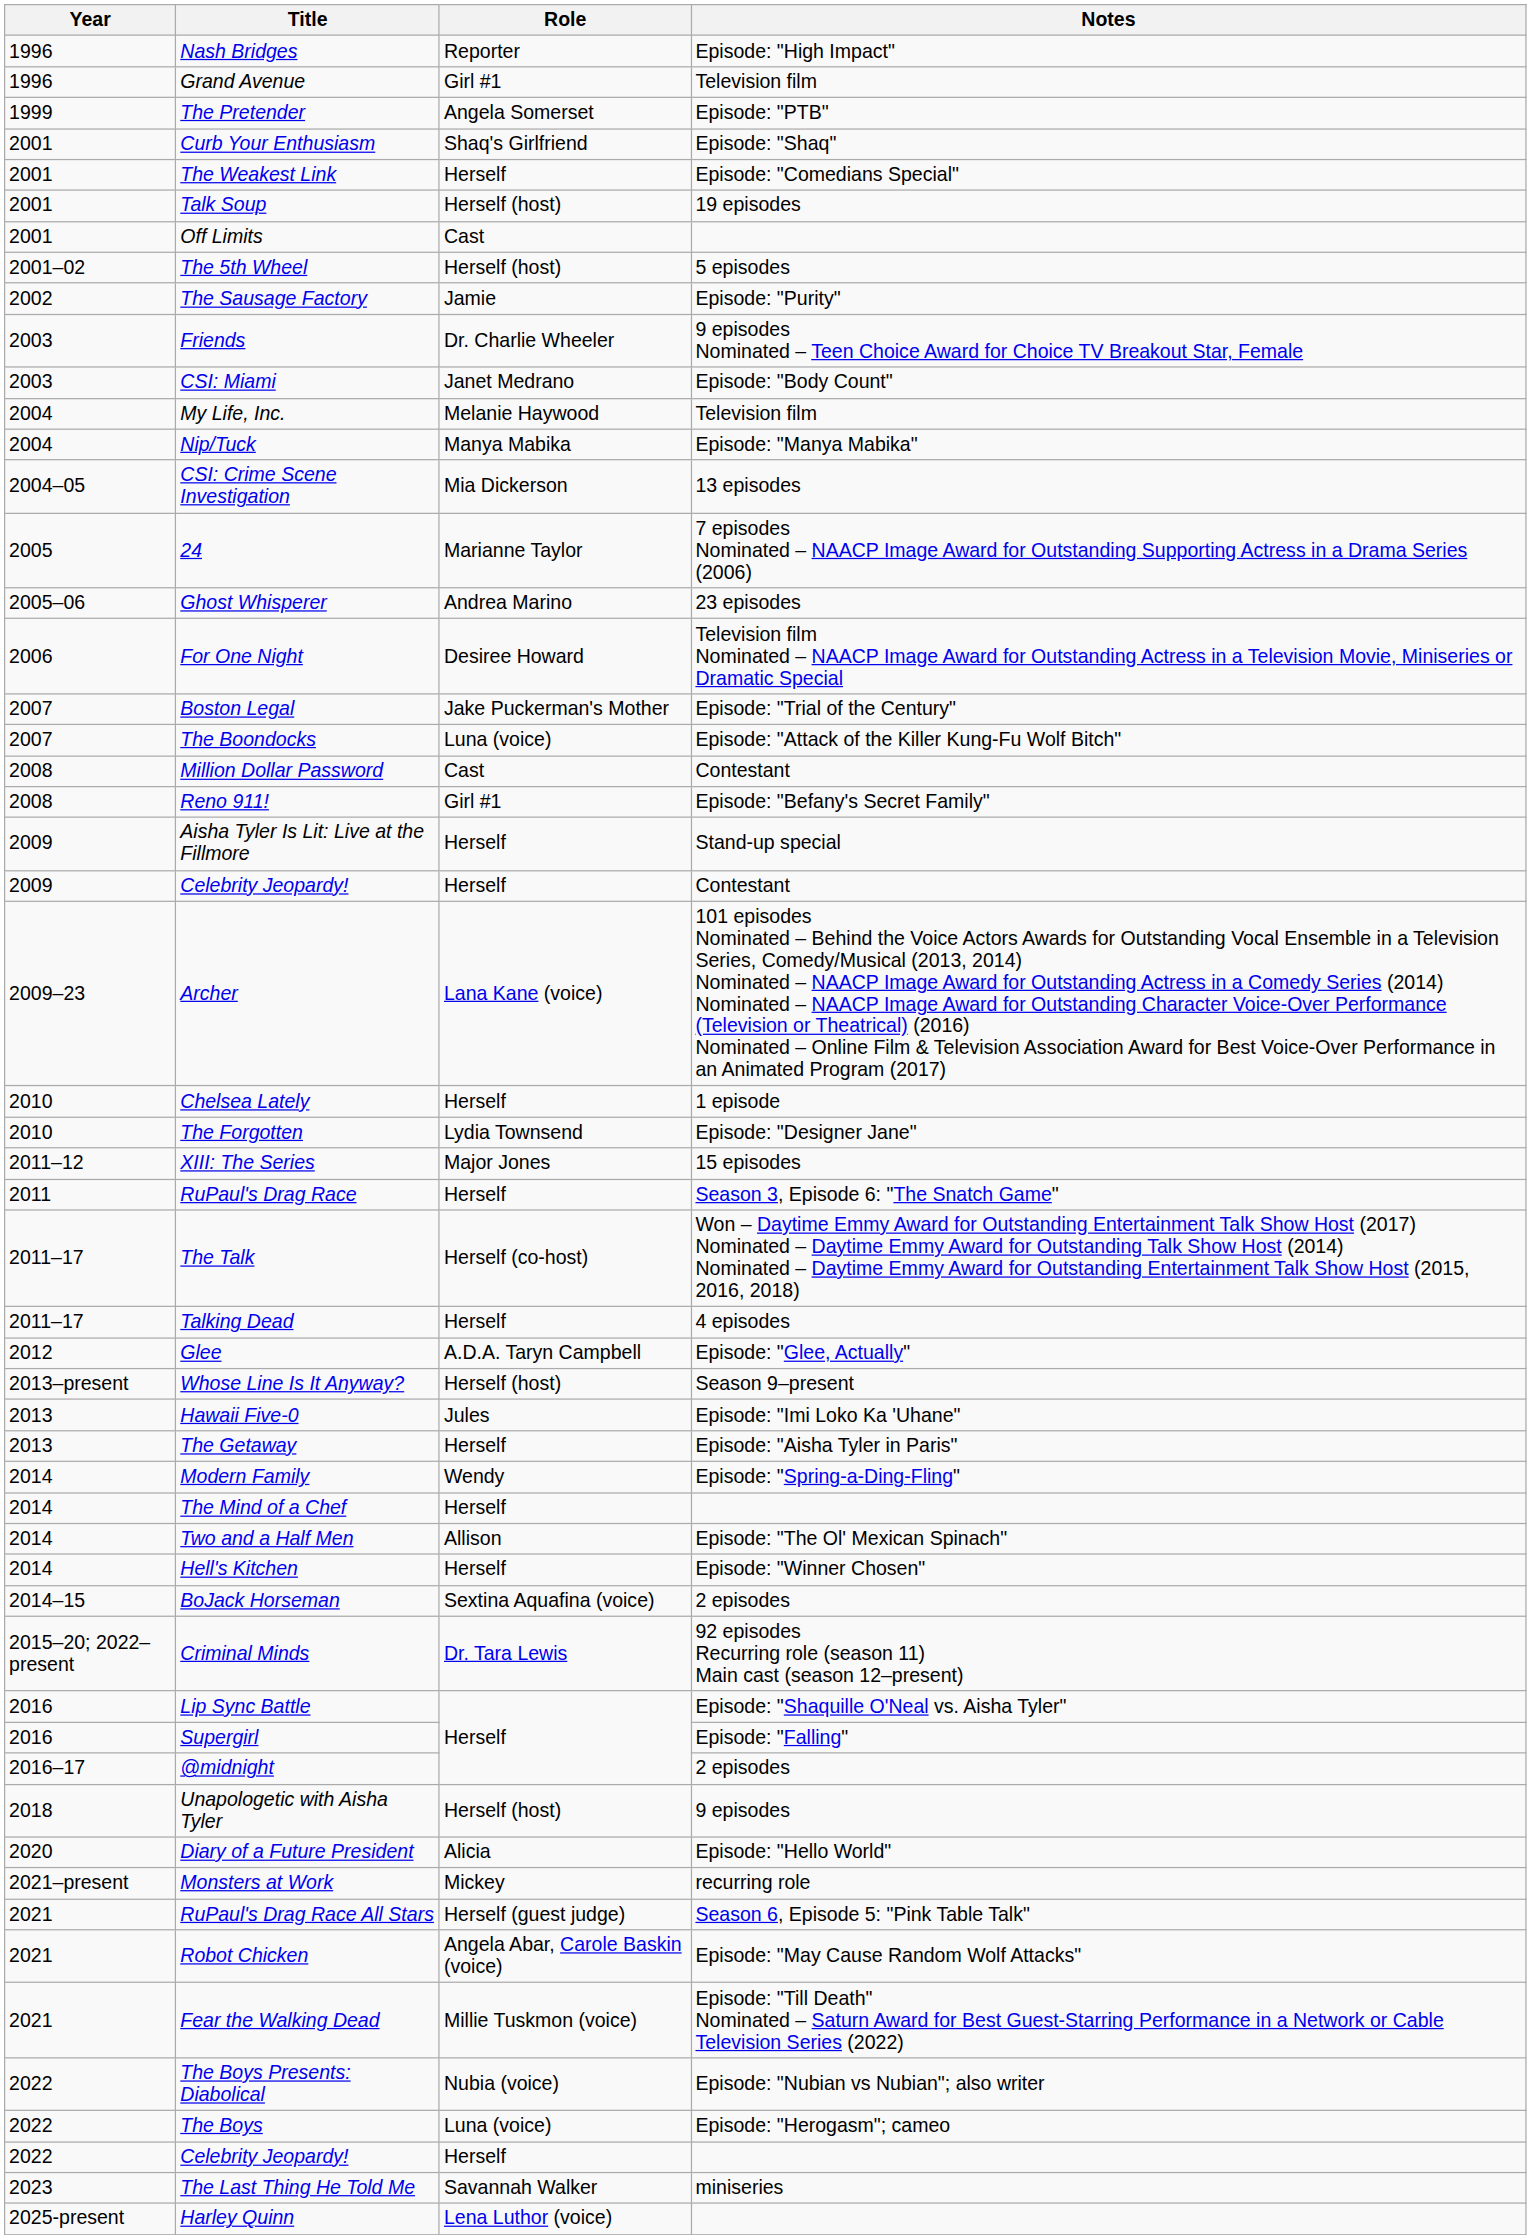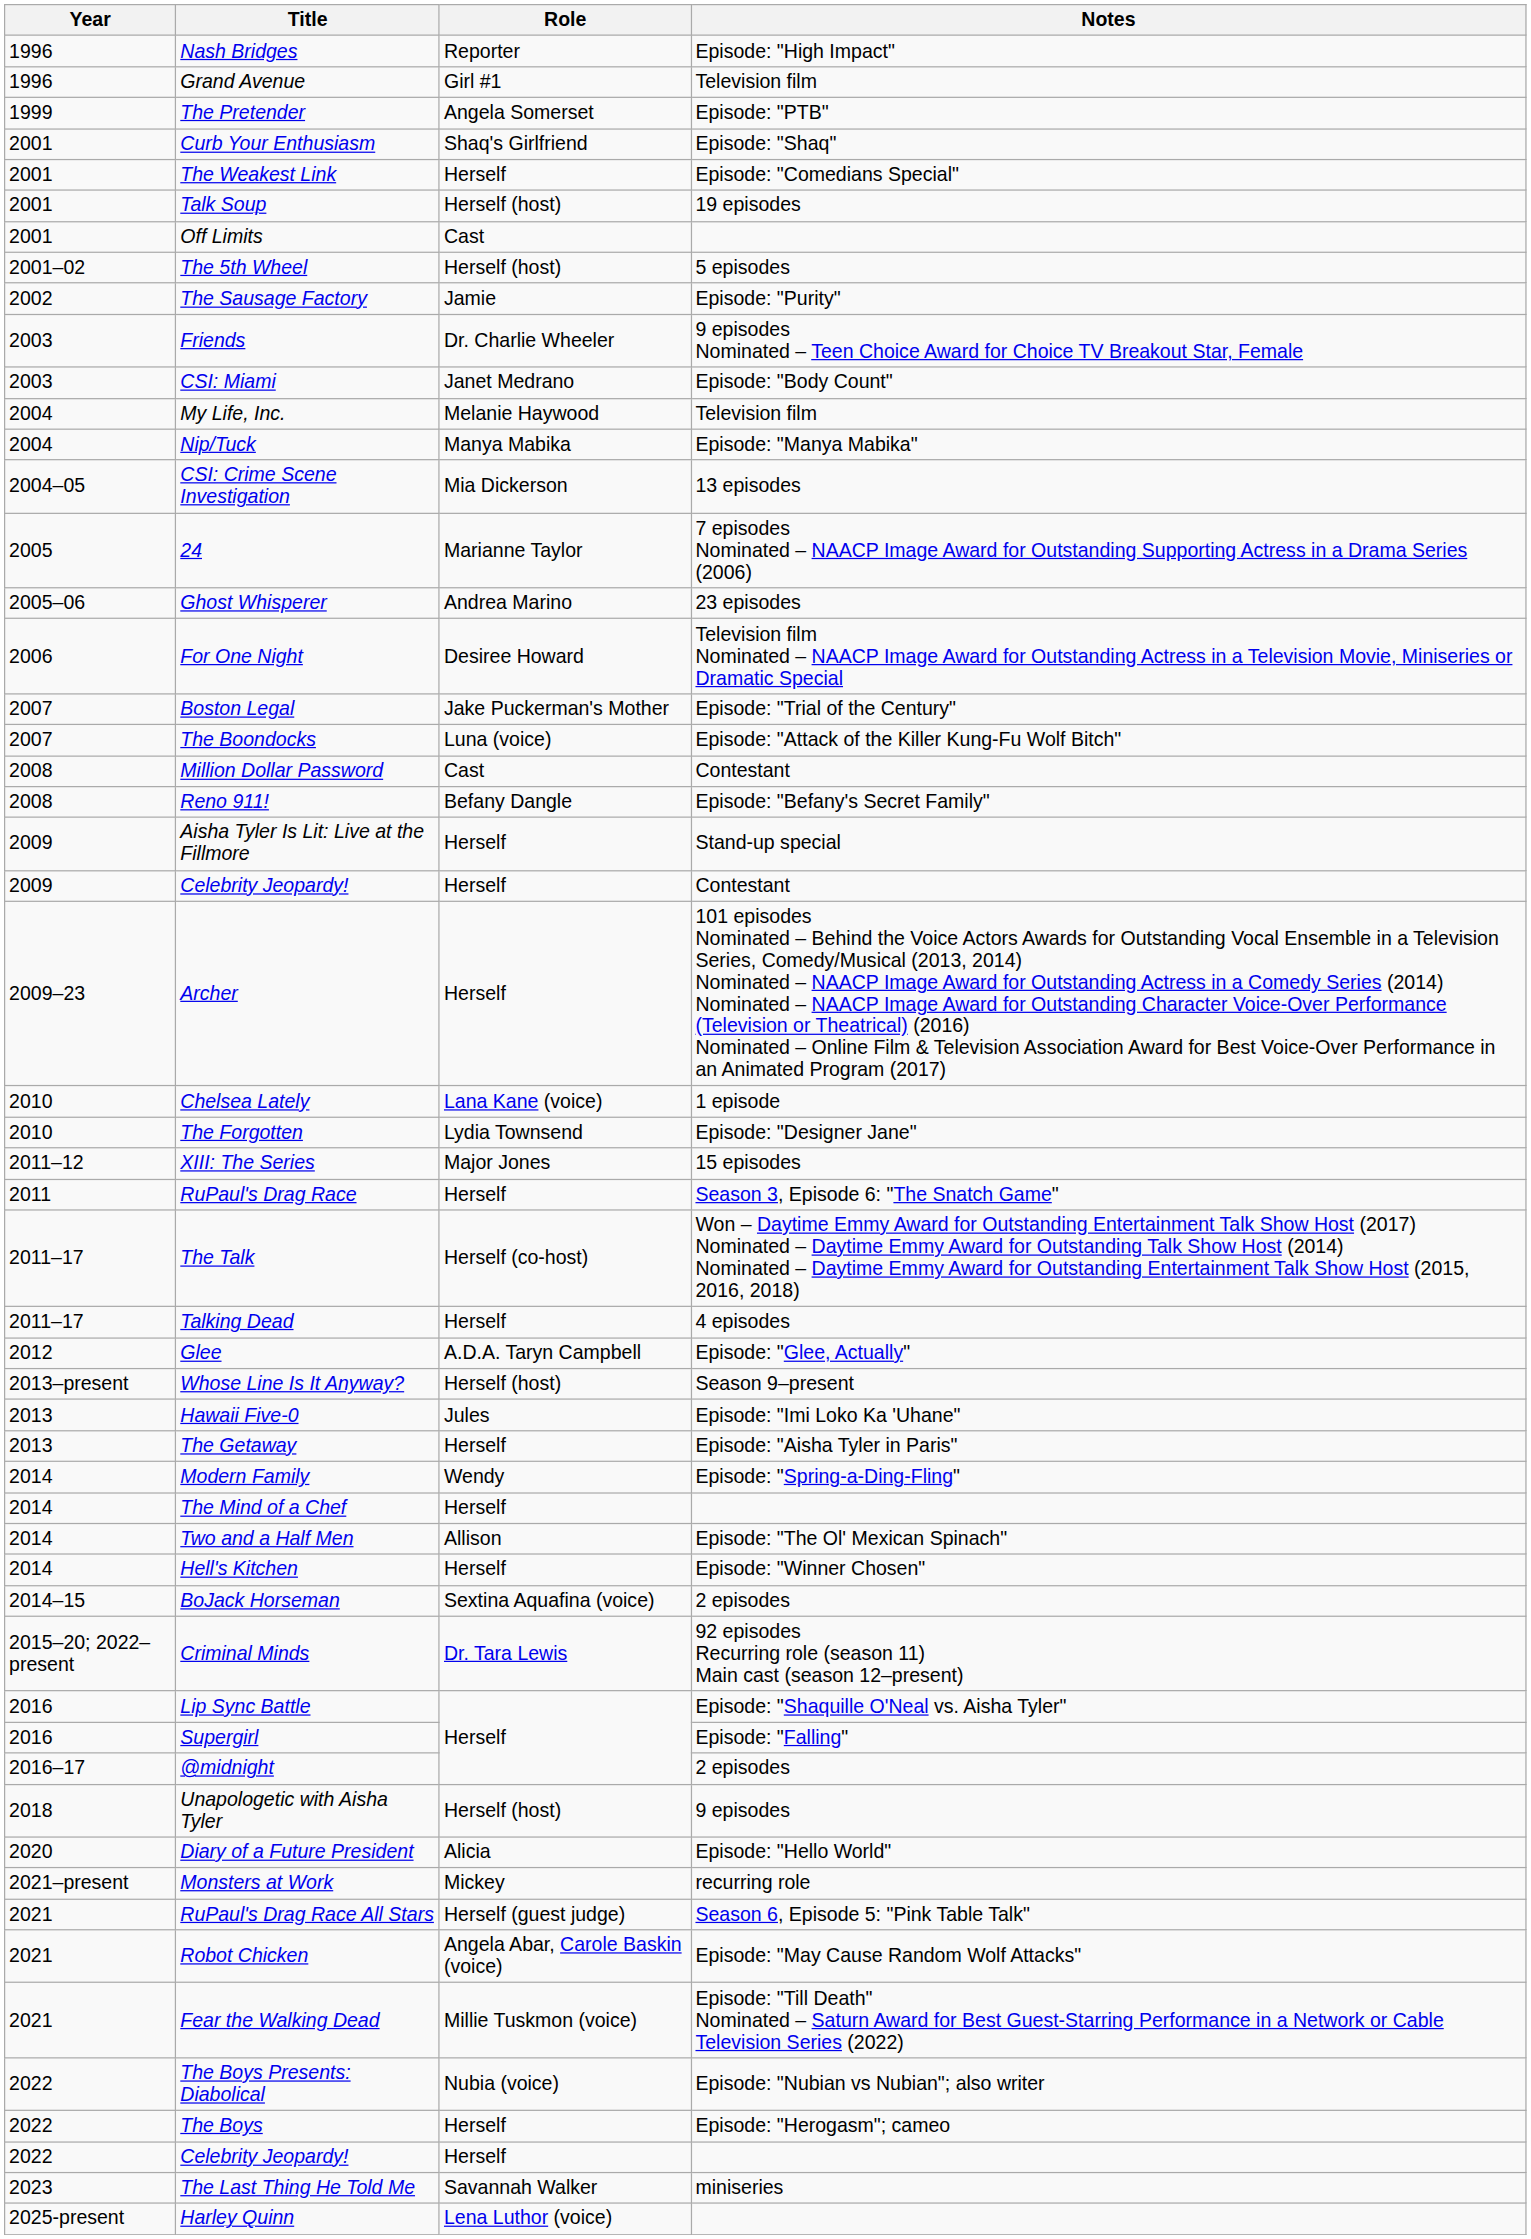(473, 801) Girl #1 -> (508, 801) Befany Dangle
(523, 993) Lana Kane (voice) -> (475, 993) Herself
(475, 1101) Herself -> (523, 1101) Lana Kane (voice)
(498, 2125) Luna (voice) -> (475, 2125) Herself
